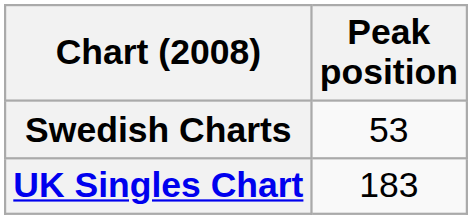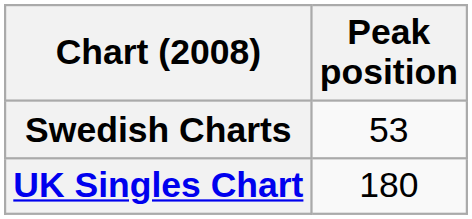(389, 185) 183 -> (389, 185) 180
